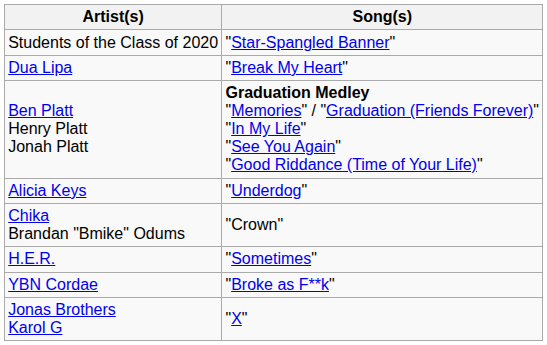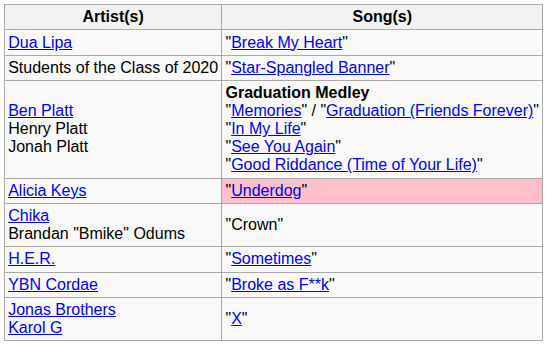rows swapped: (113, 42) <-> (40, 67)
(266, 190) no background -> (266, 190) pink background
